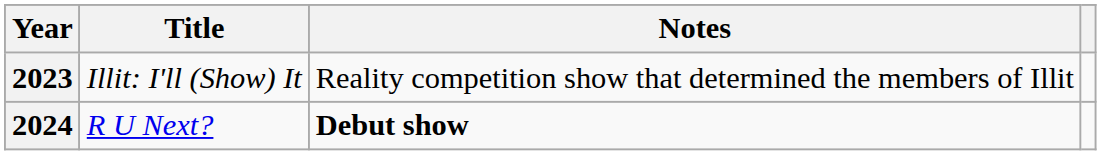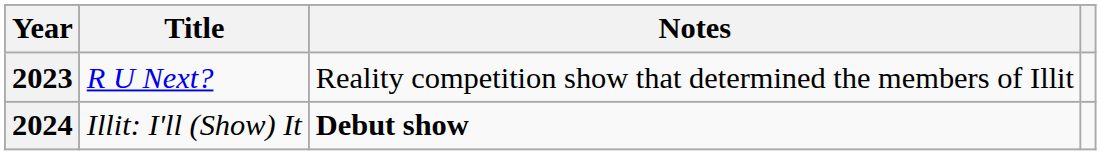(194, 76) Illit: I'll (Show) It -> (150, 76) R U Next?
(150, 125) R U Next? -> (194, 125) Illit: I'll (Show) It
